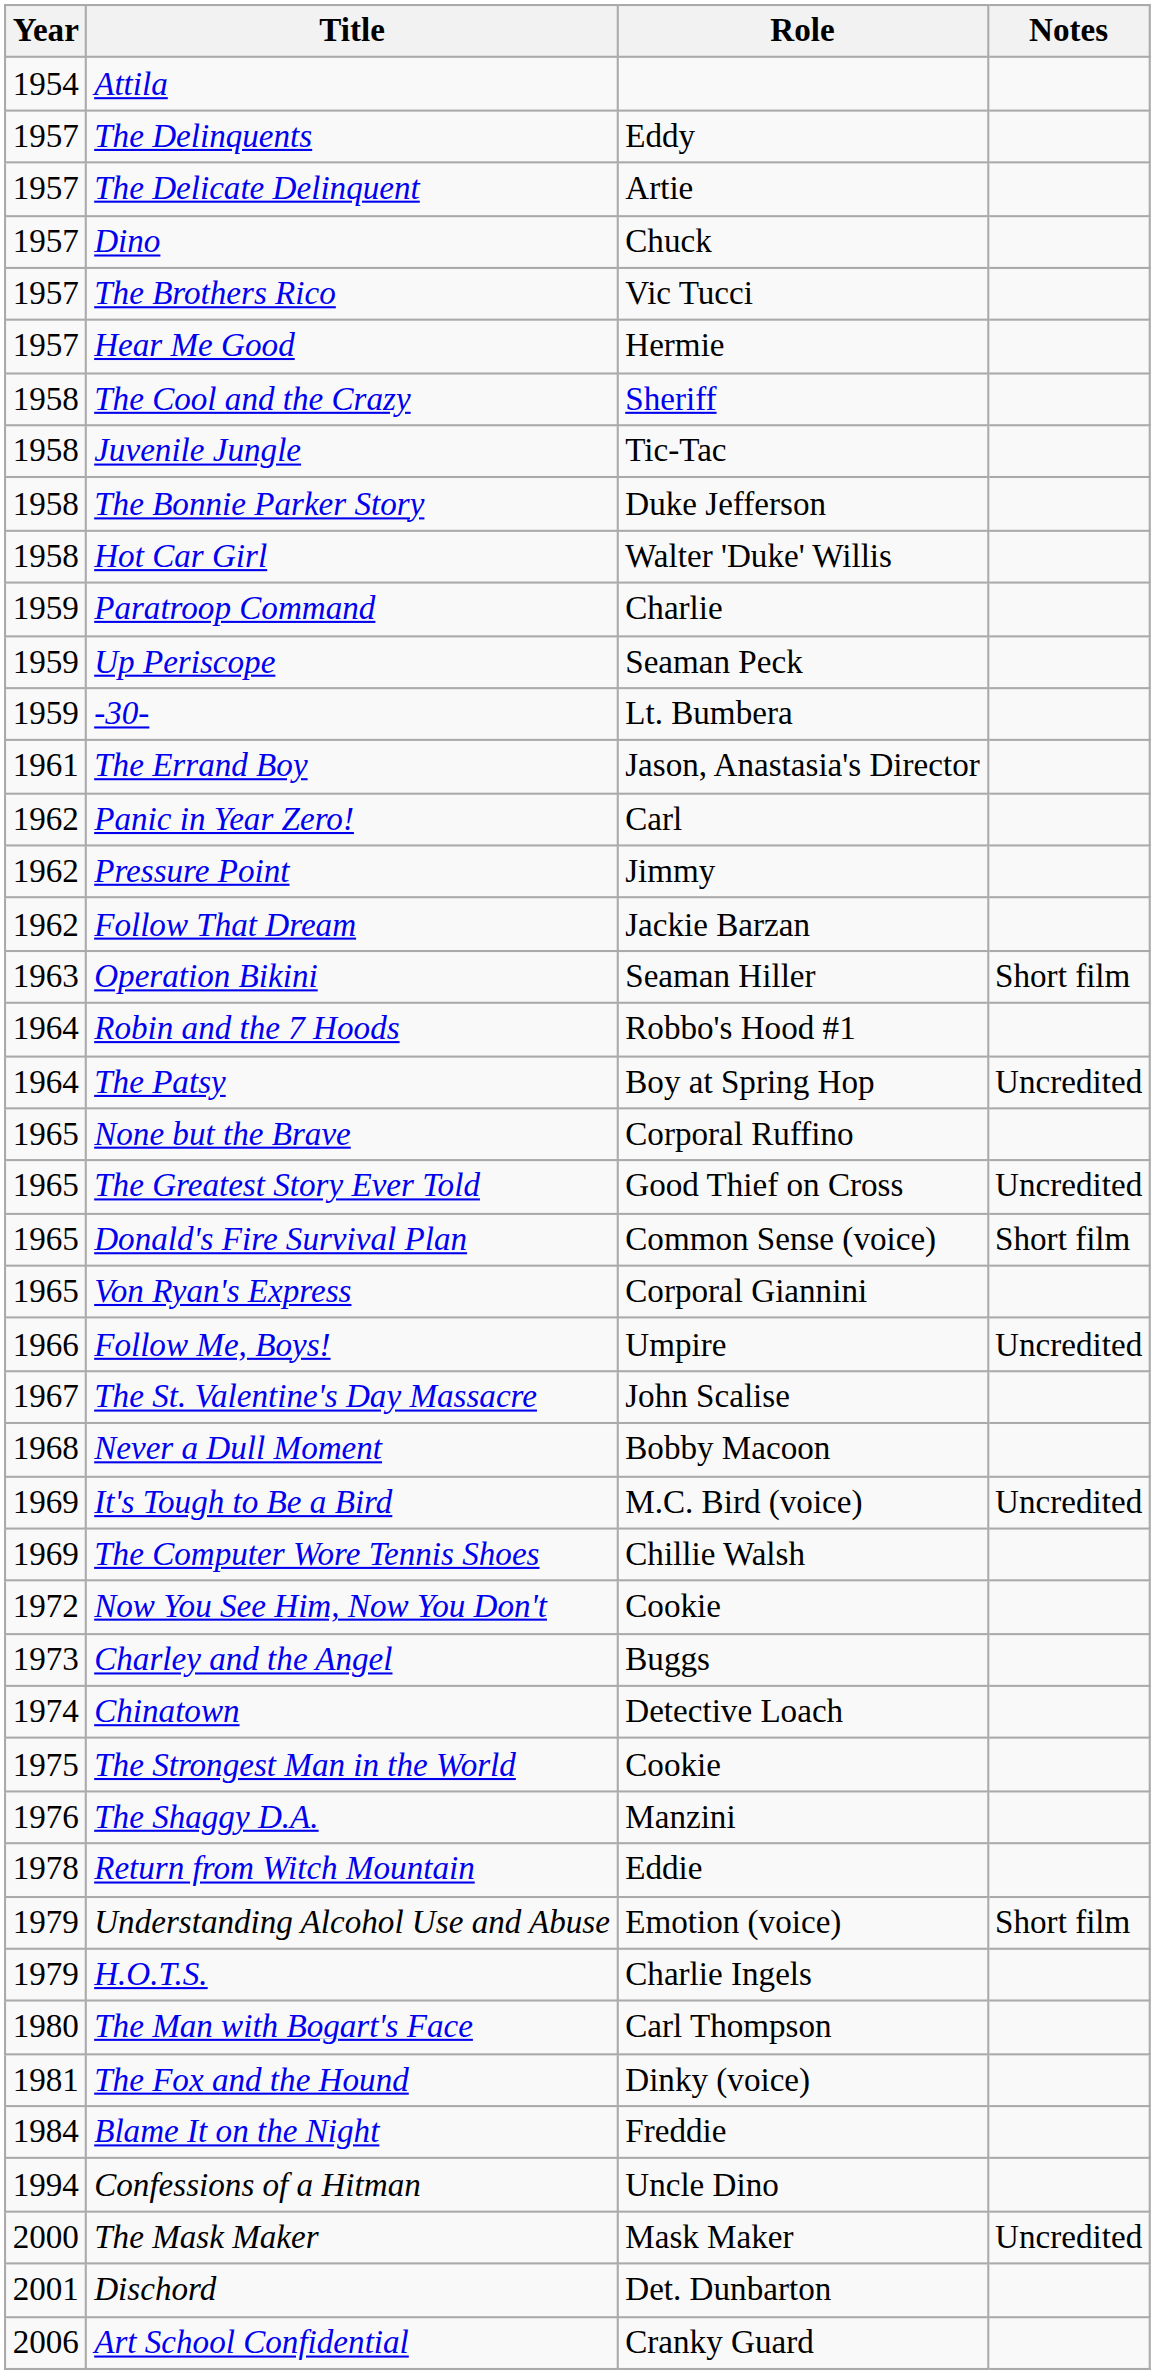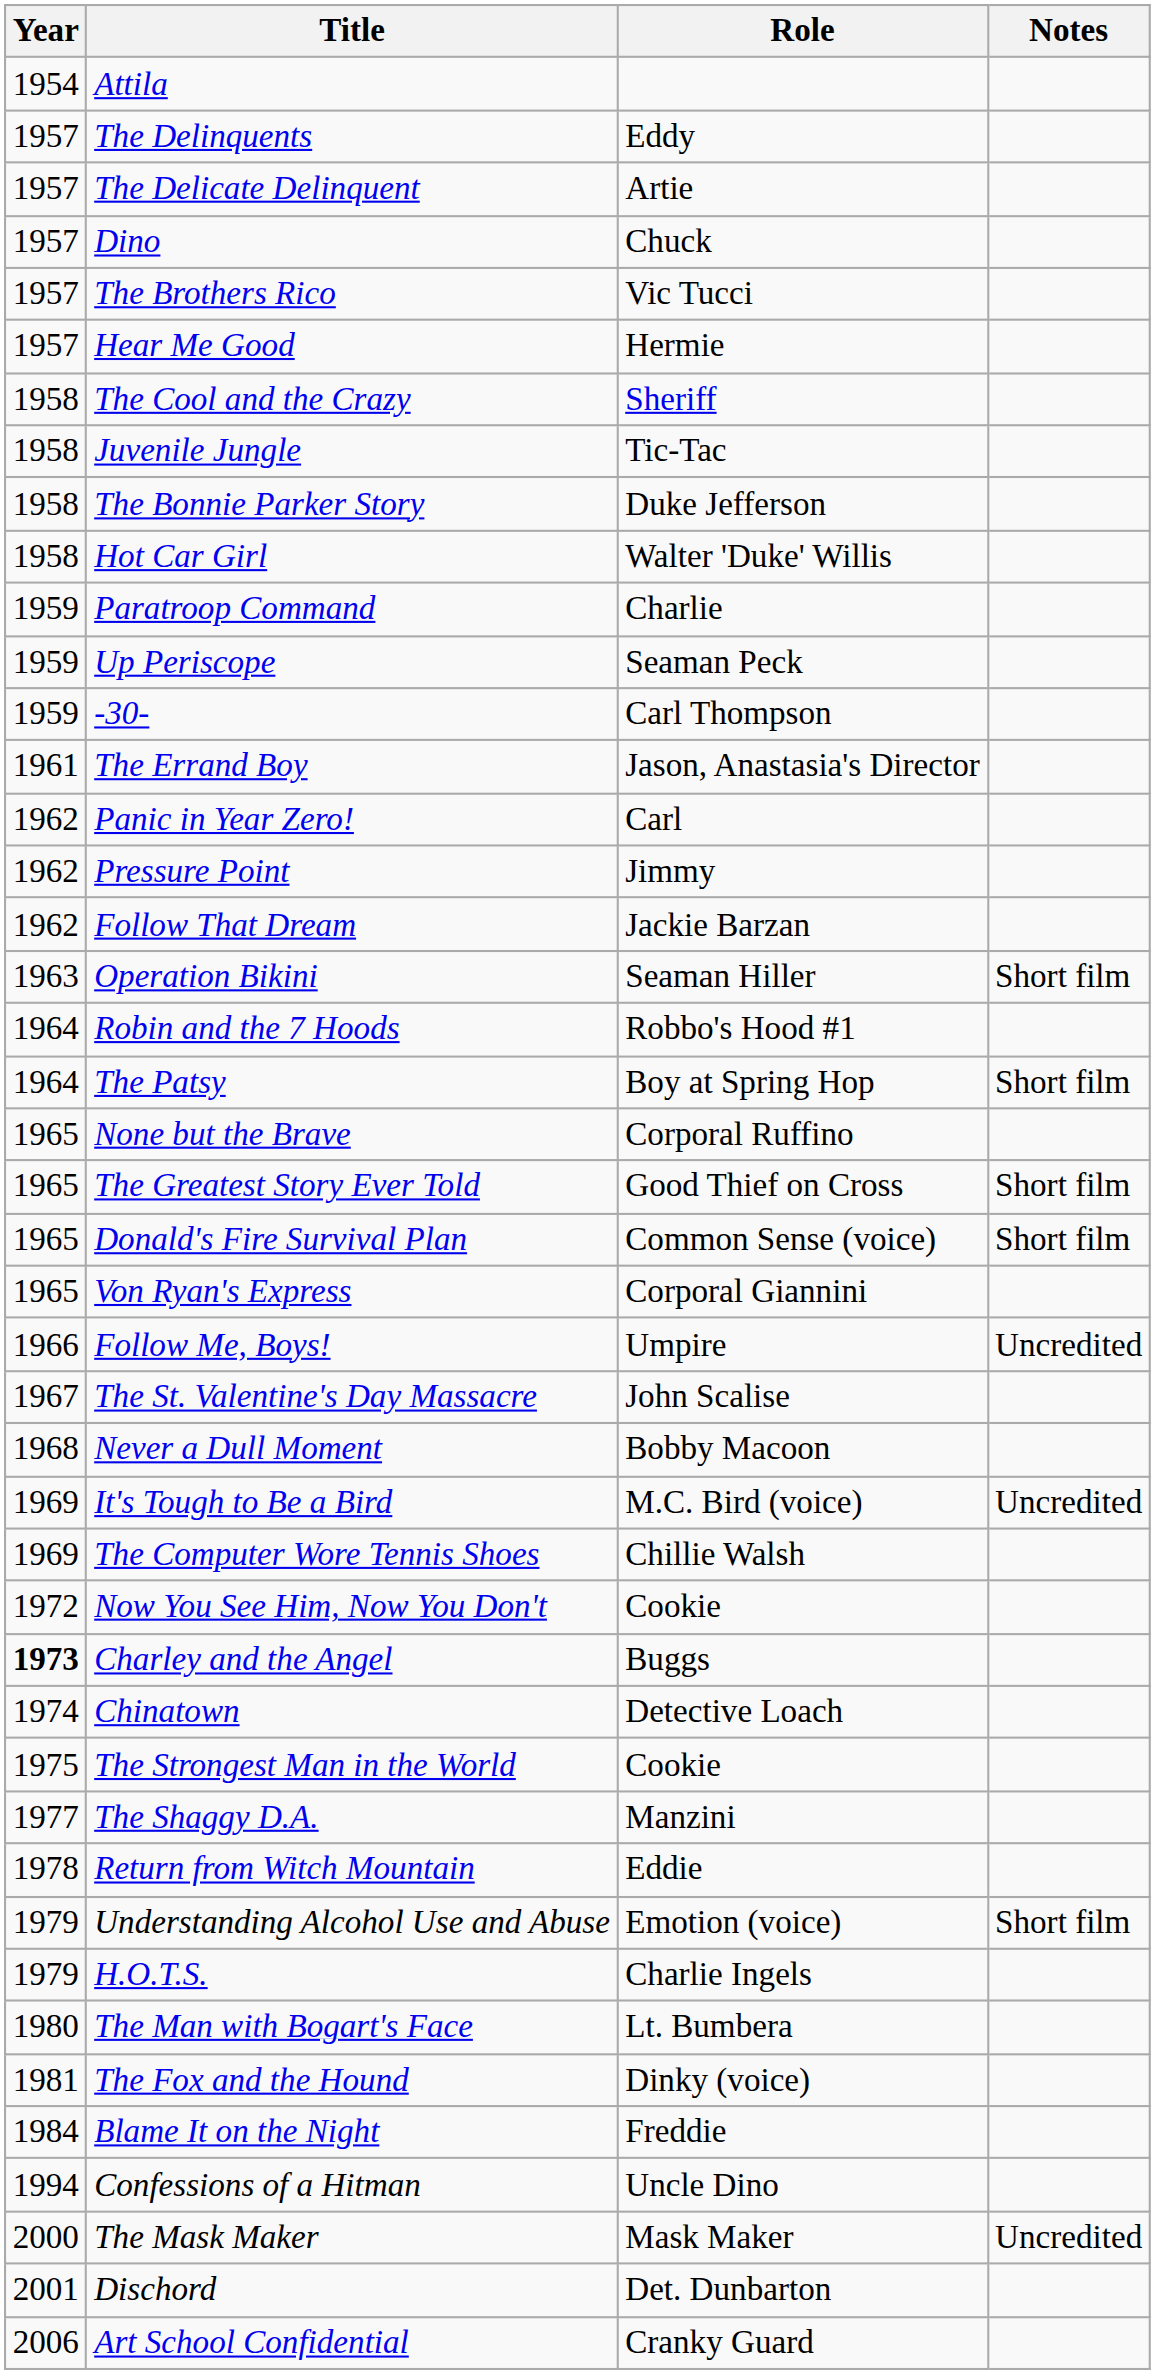(709, 713) Lt. Bumbera -> (728, 713) Carl Thompson
(1069, 1081) Uncredited -> (1063, 1081) Short film
(1069, 1186) Uncredited -> (1063, 1186) Short film
(46, 1659) normal -> (46, 1659) bold
(46, 1816) 1976 -> (46, 1816) 1977
(728, 2026) Carl Thompson -> (709, 2026) Lt. Bumbera
